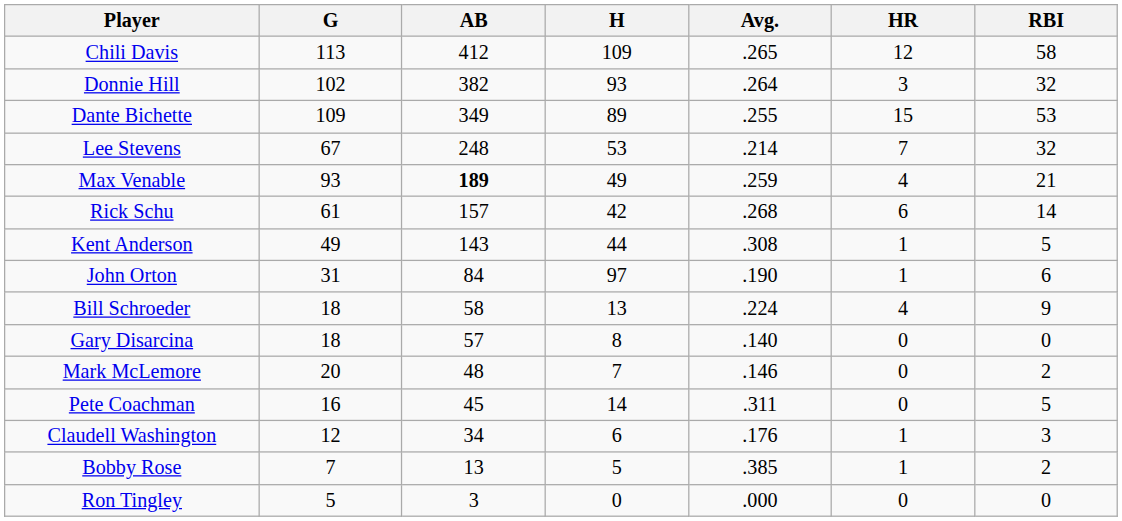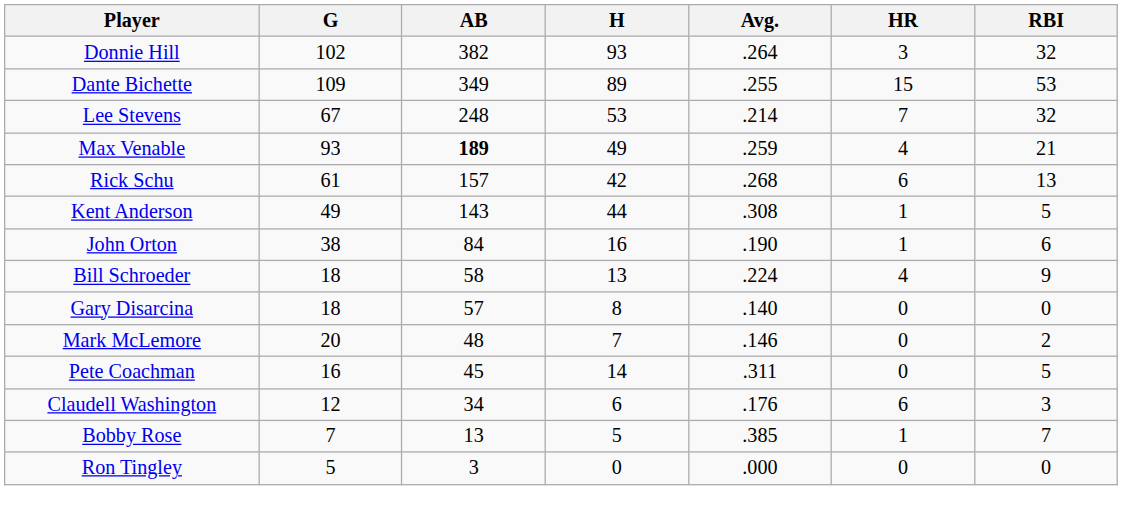- row: (132, 52)
(1046, 212) 14 -> (1046, 180) 13
(331, 276) 31 -> (331, 244) 38
(617, 276) 97 -> (617, 244) 16
(903, 436) 1 -> (903, 404) 6
(1046, 468) 2 -> (1046, 436) 7
